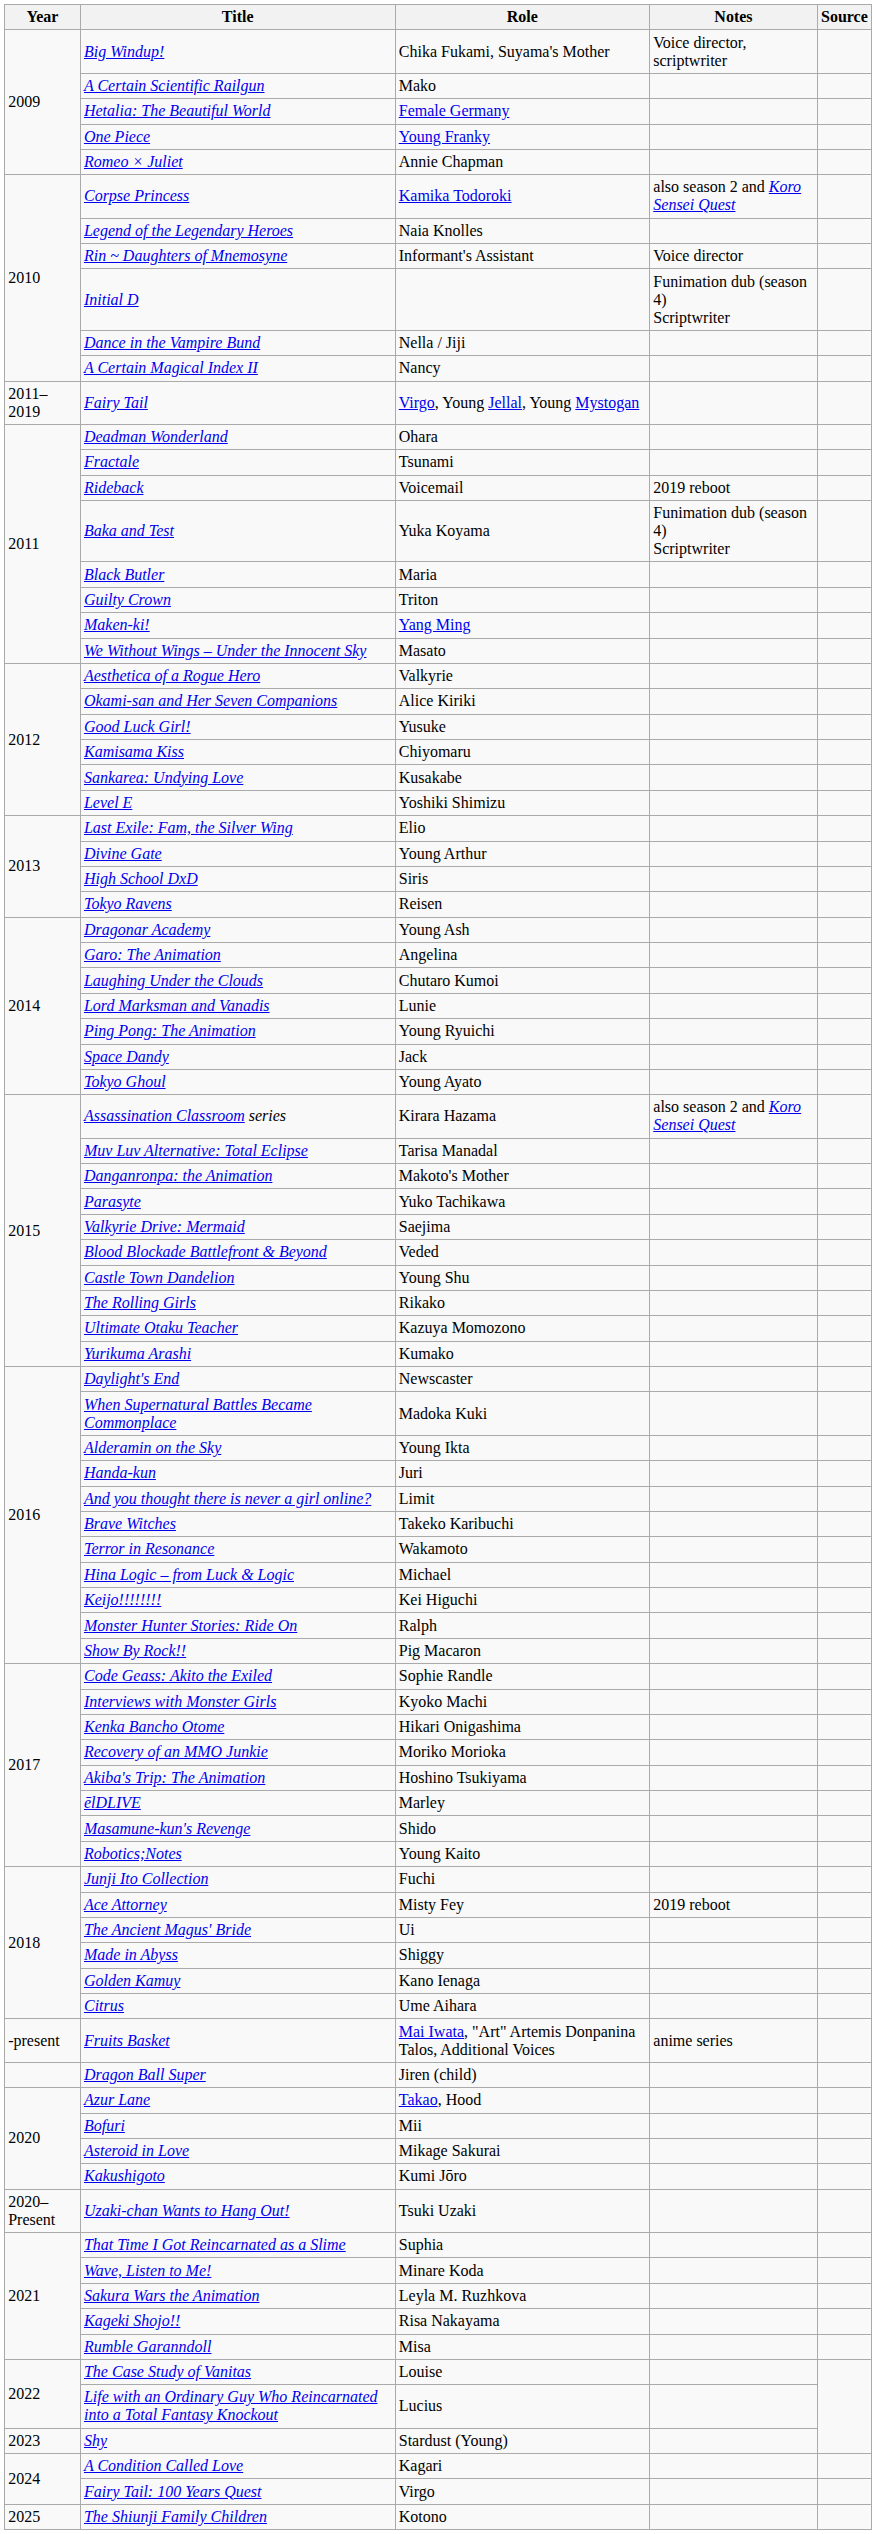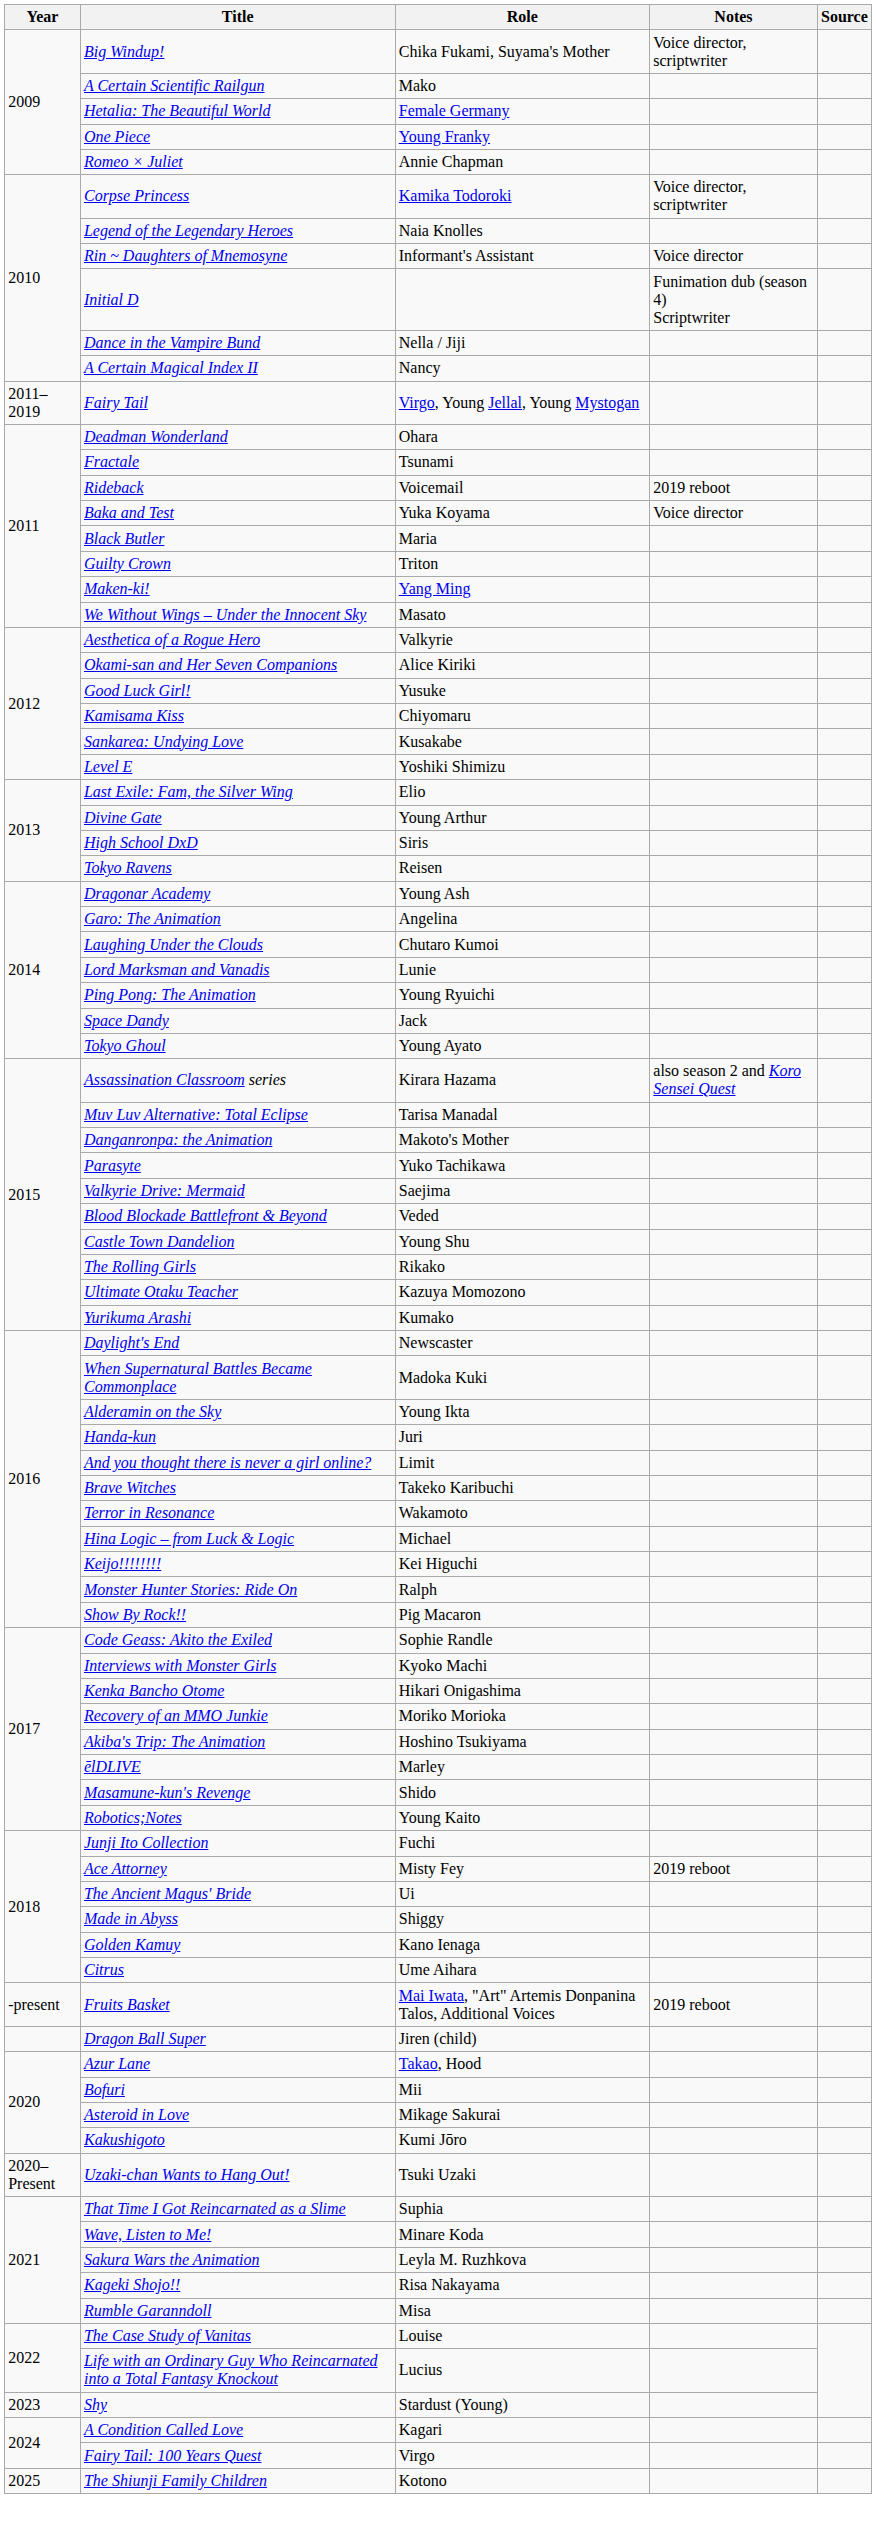(727, 196) also season 2 and Koro Sensei Quest -> (700, 196) Voice director, scriptwriter
(730, 531) Funimation dub (season 4) Scriptwriter -> (698, 513) Voice director
(693, 2040) anime series -> (692, 2004) 2019 reboot
